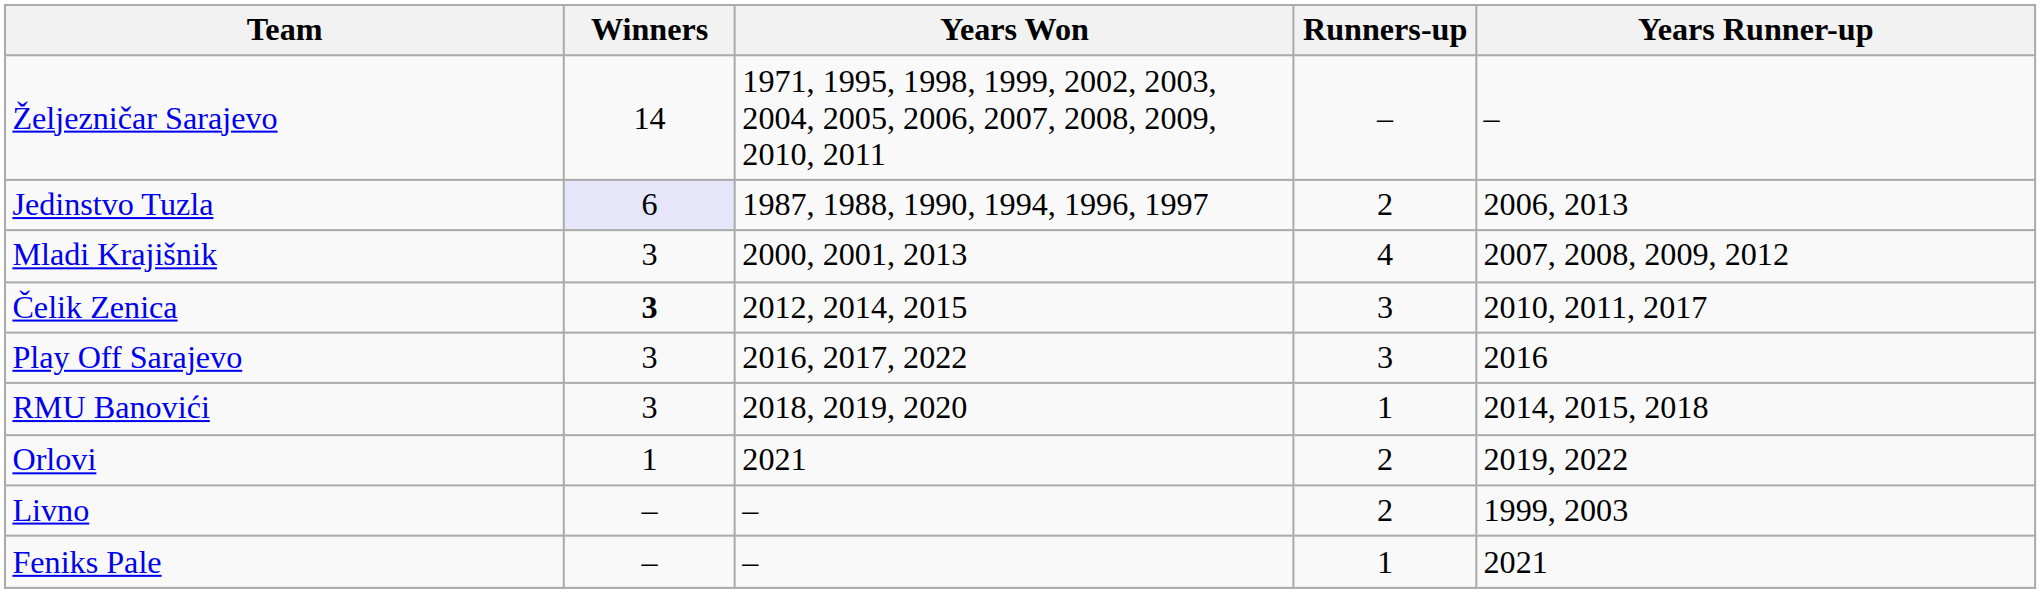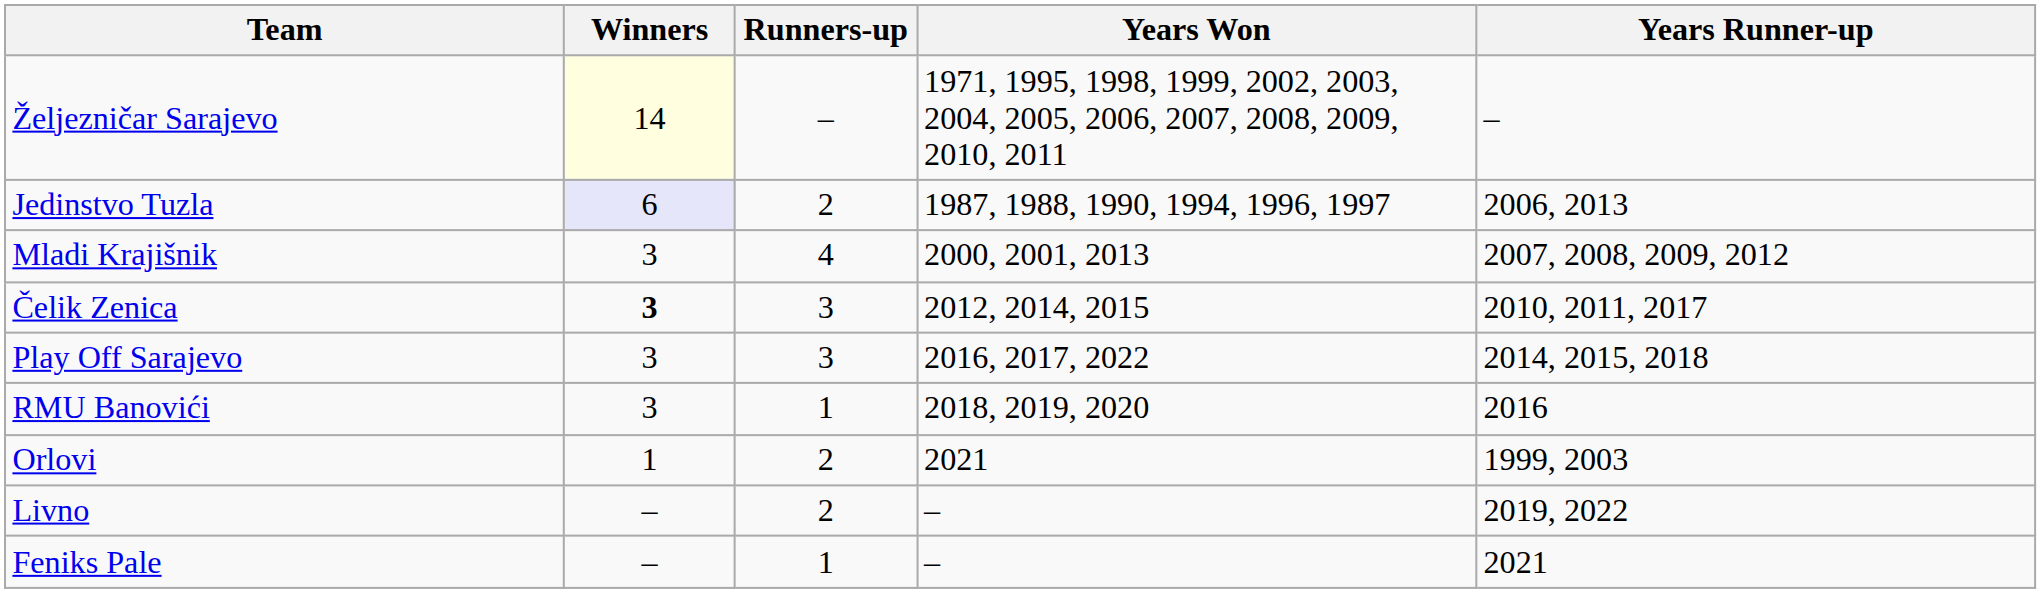columns swapped: (1385, 30) <-> (1015, 30)
(650, 117) no background -> (650, 117) lightyellow background
(1516, 357) 2016 -> (1596, 357) 2014, 2015, 2018
(1596, 408) 2014, 2015, 2018 -> (1516, 408) 2016
(1556, 459) 2019, 2022 -> (1556, 459) 1999, 2003
(1556, 510) 1999, 2003 -> (1556, 510) 2019, 2022
